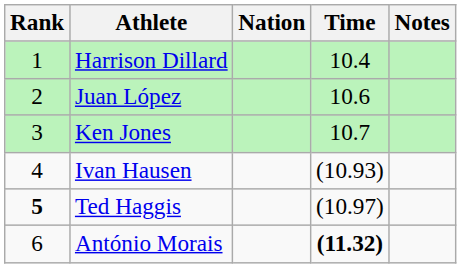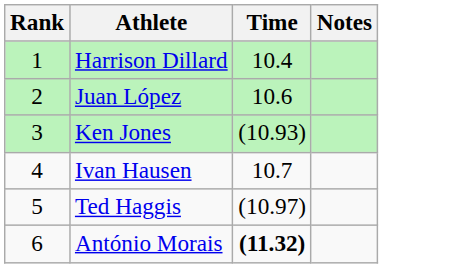- column: (272, 22)
(350, 133) 10.7 -> (272, 133) (10.93)
(350, 170) (10.93) -> (272, 170) 10.7
(37, 206) bold -> (37, 206) normal
